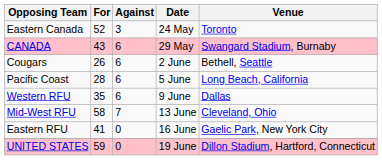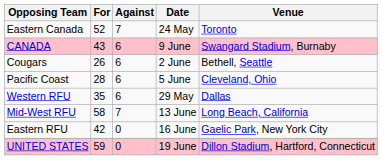(118, 29) 3 -> (118, 29) 7
(176, 46) 29 May -> (175, 46) 9 June
(255, 79) Long Beach, California -> (239, 79) Cleveland, Ohio
(175, 96) 9 June -> (176, 96) 29 May
(239, 113) Cleveland, Ohio -> (255, 113) Long Beach, California
(99, 130) 41 -> (99, 130) 42
